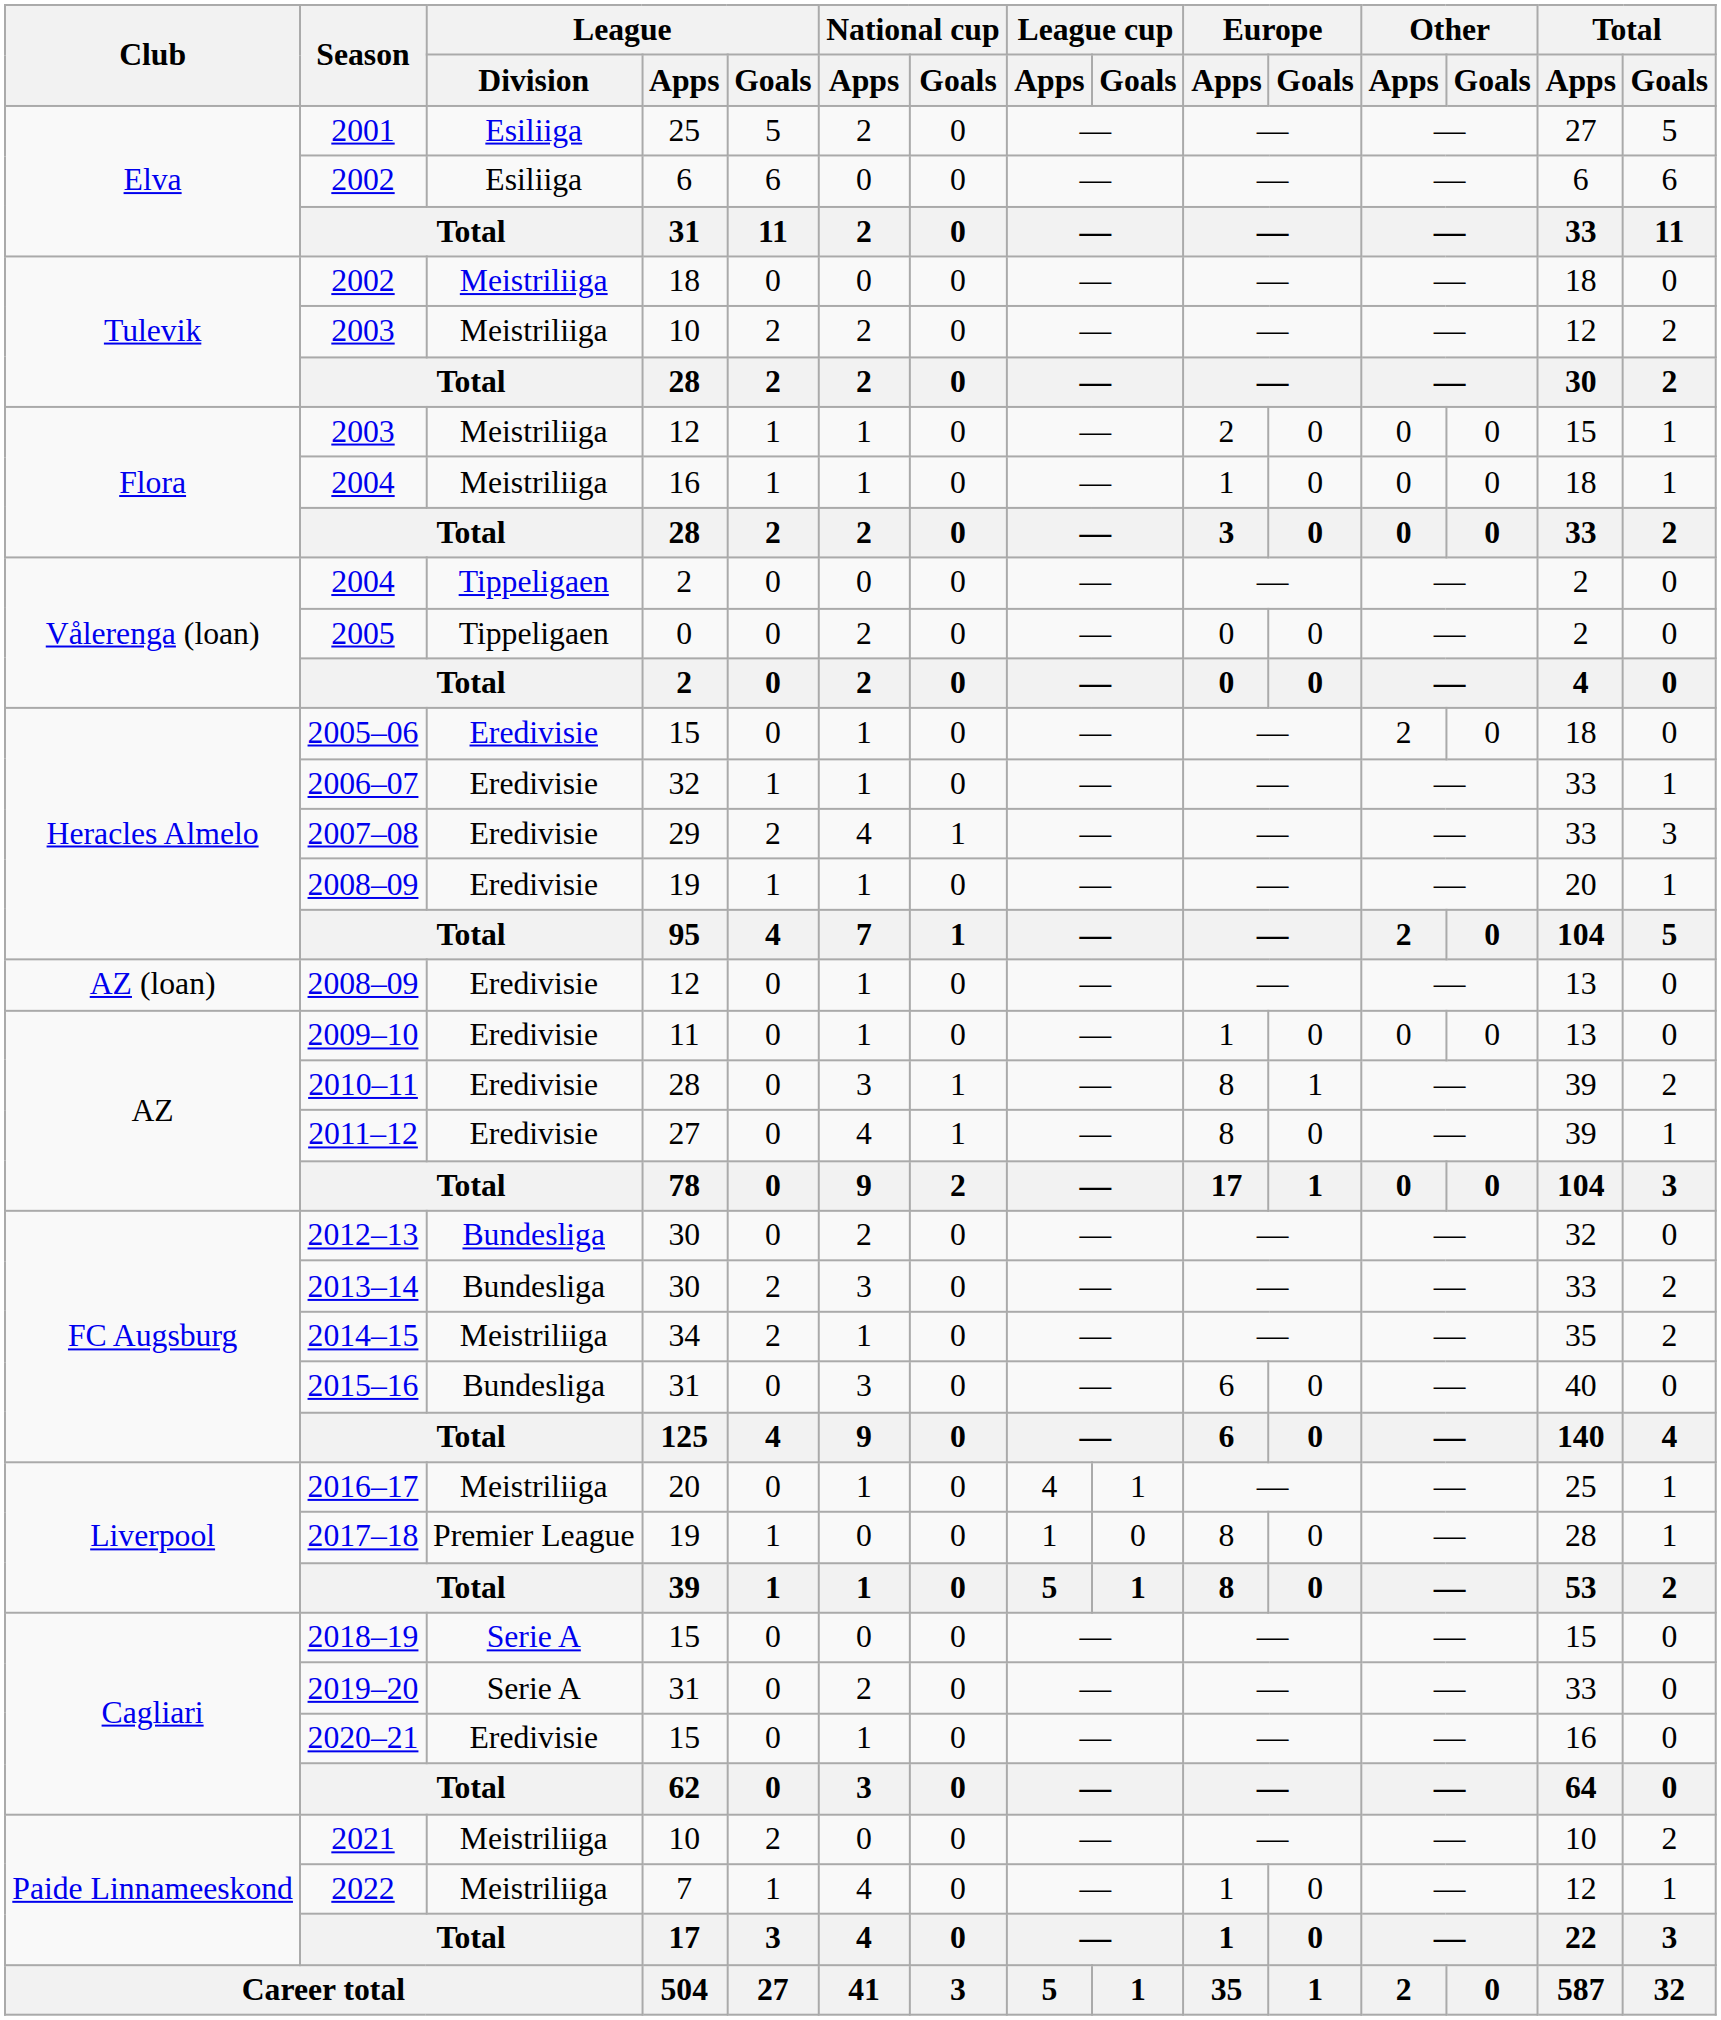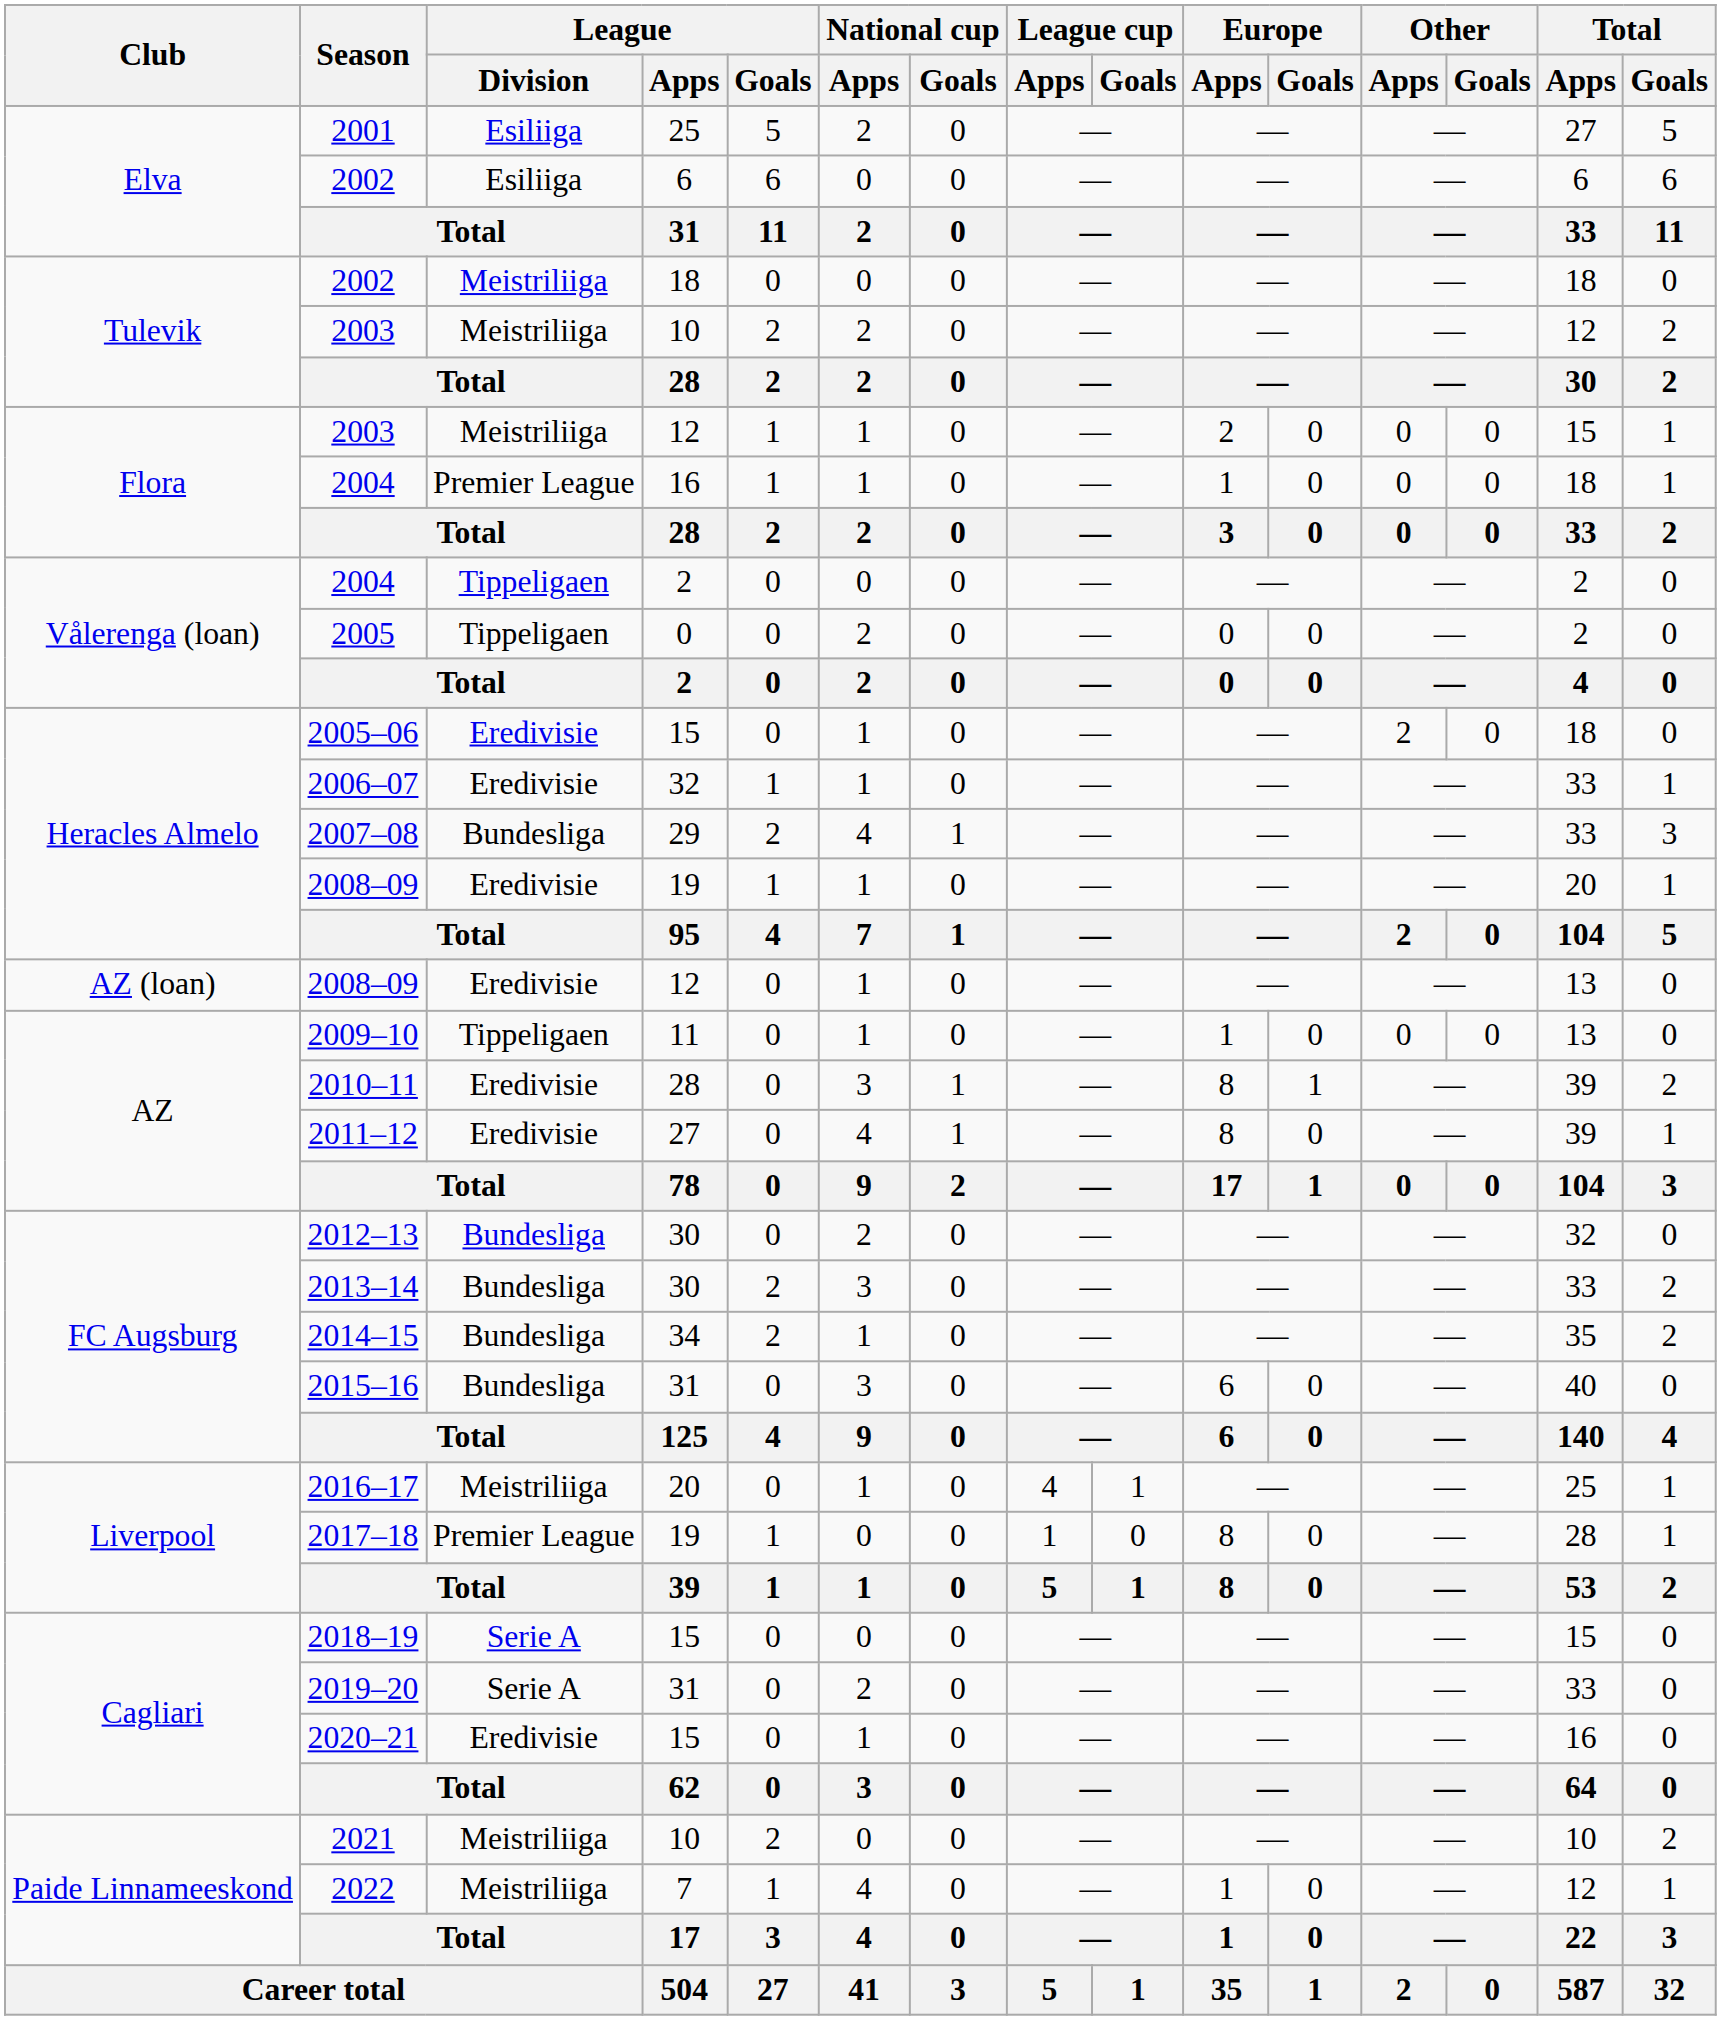(534, 481) Meistriliiga -> (534, 481) Premier League
(534, 833) Eredivisie -> (534, 833) Bundesliga
(534, 1034) Eredivisie -> (534, 1034) Tippeligaen
(534, 1335) Meistriliiga -> (534, 1335) Bundesliga
